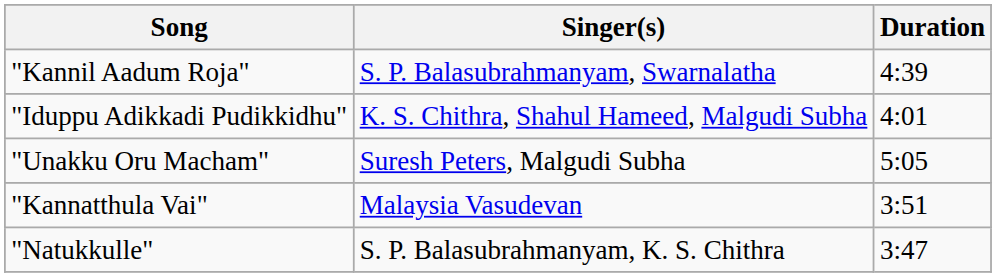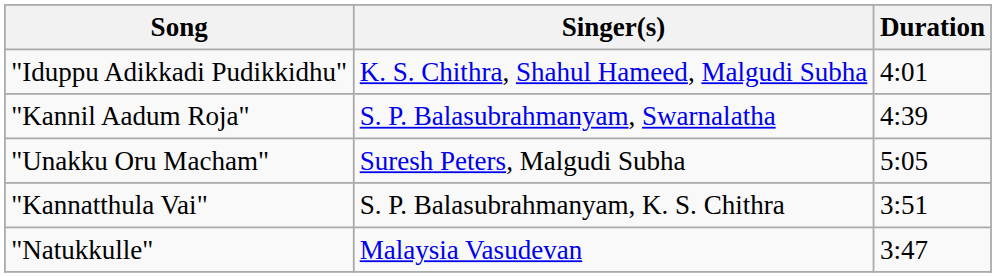rows swapped: (130, 71) <-> (179, 116)
(471, 205) Malaysia Vasudevan -> (572, 205) S. P. Balasubrahmanyam, K. S. Chithra
(572, 250) S. P. Balasubrahmanyam, K. S. Chithra -> (471, 250) Malaysia Vasudevan
